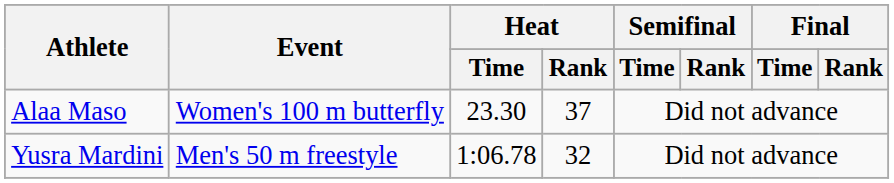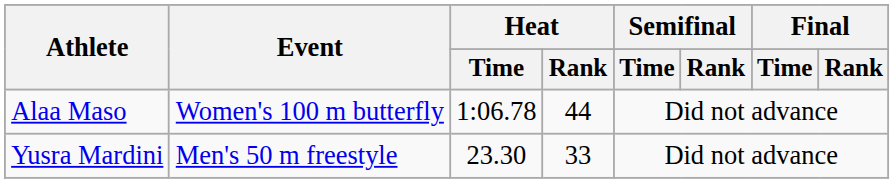(496, 111) 23.30 -> (496, 111) 1:06.78
(578, 111) 37 -> (578, 111) 44
(496, 155) 1:06.78 -> (496, 155) 23.30
(578, 155) 32 -> (578, 155) 33
